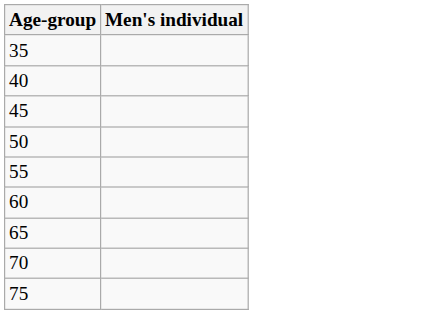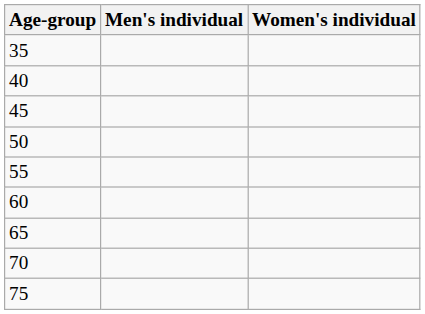+ column: (334, 19)
